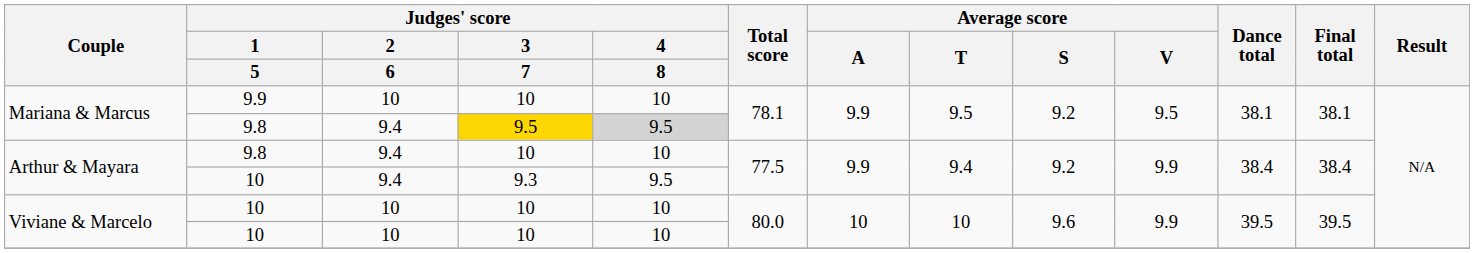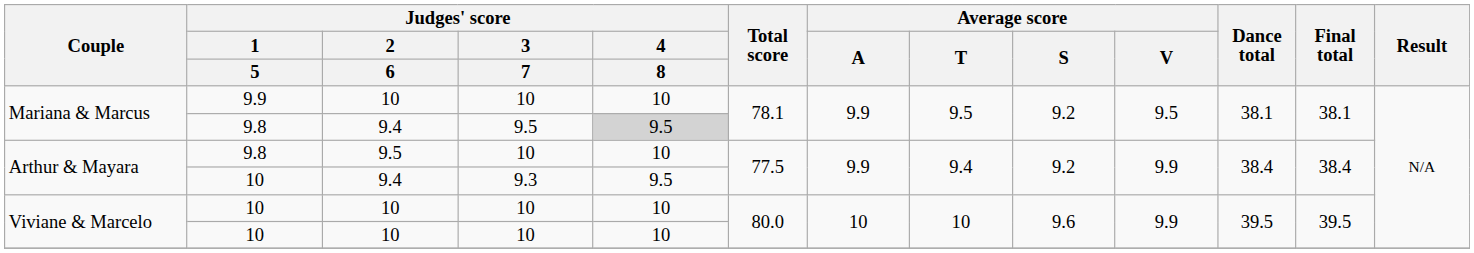(526, 126) gold background -> (526, 126) no background
(390, 153) 9.4 -> (390, 153) 9.5
